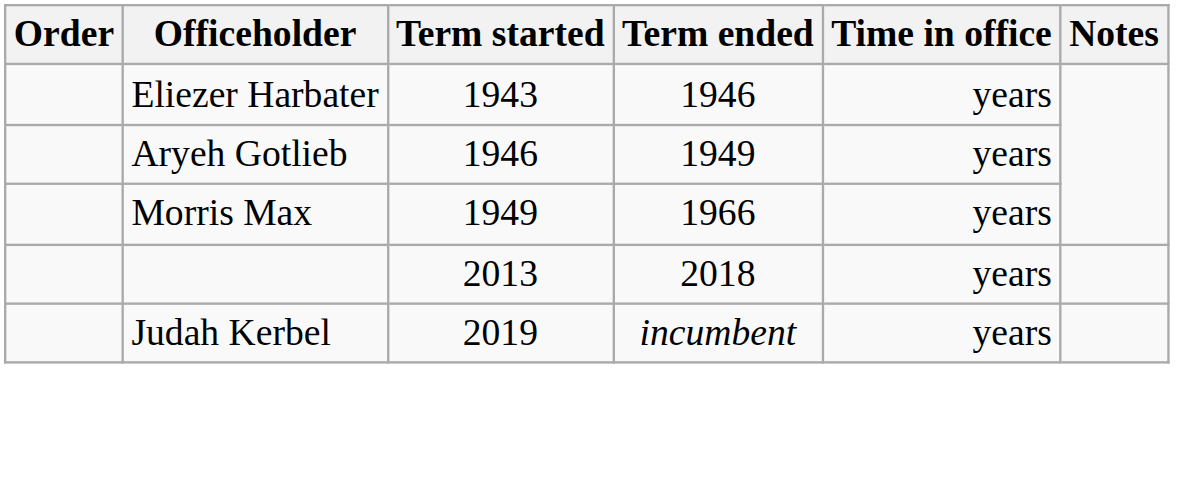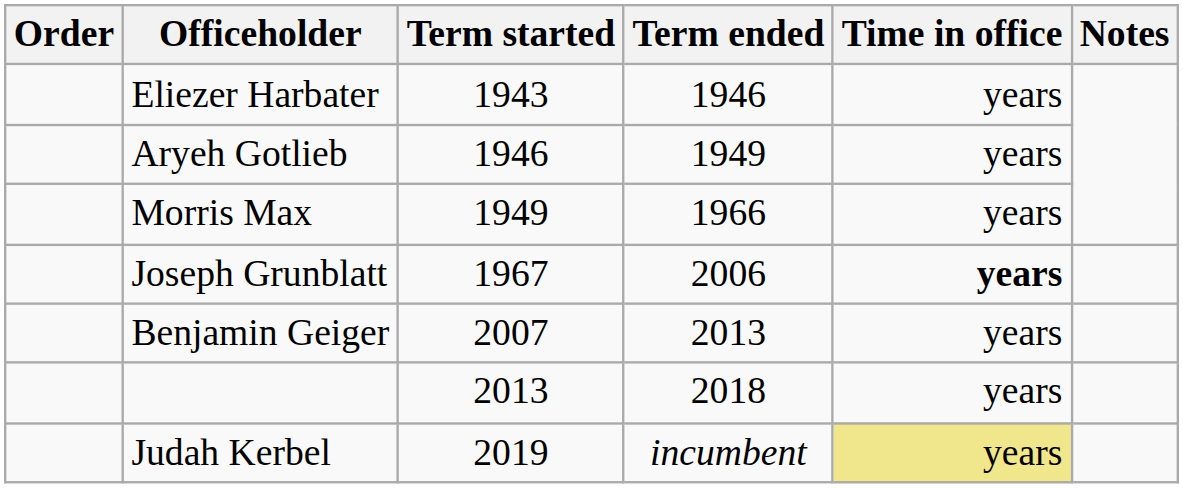+ row: (259, 272)
+ row: (260, 332)
(1012, 332) no background -> (1023, 451) khaki background
